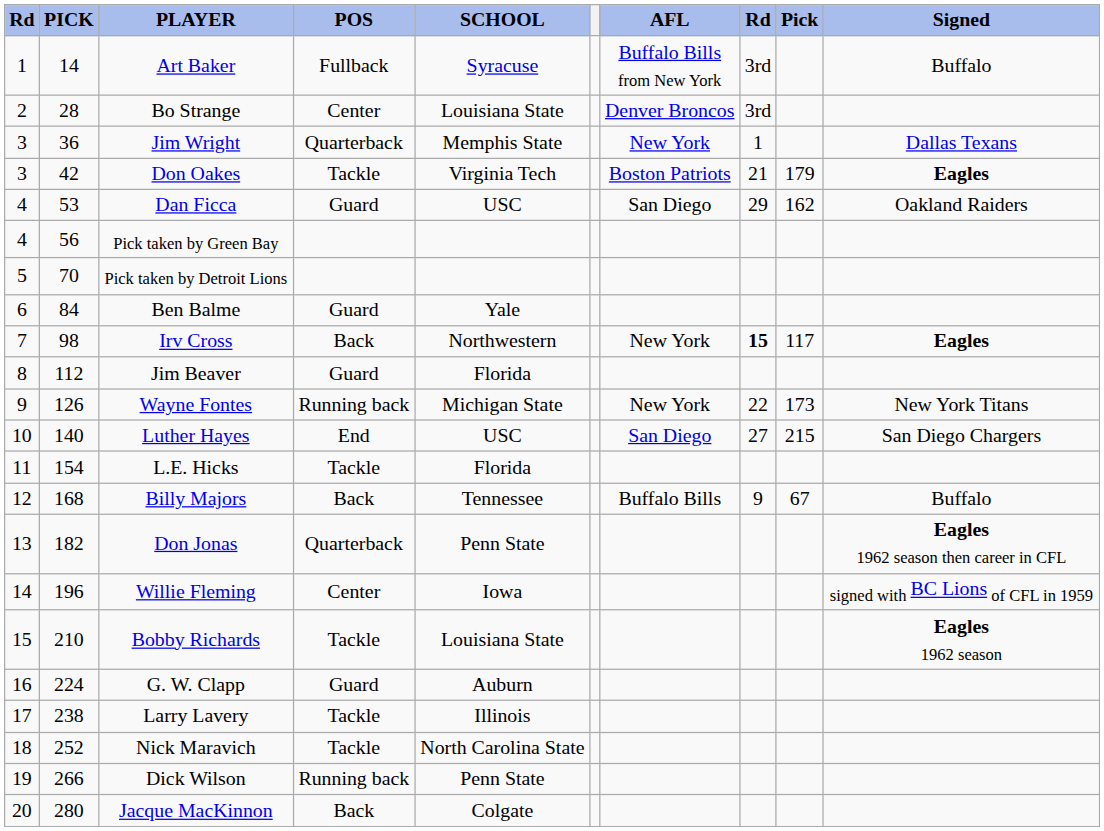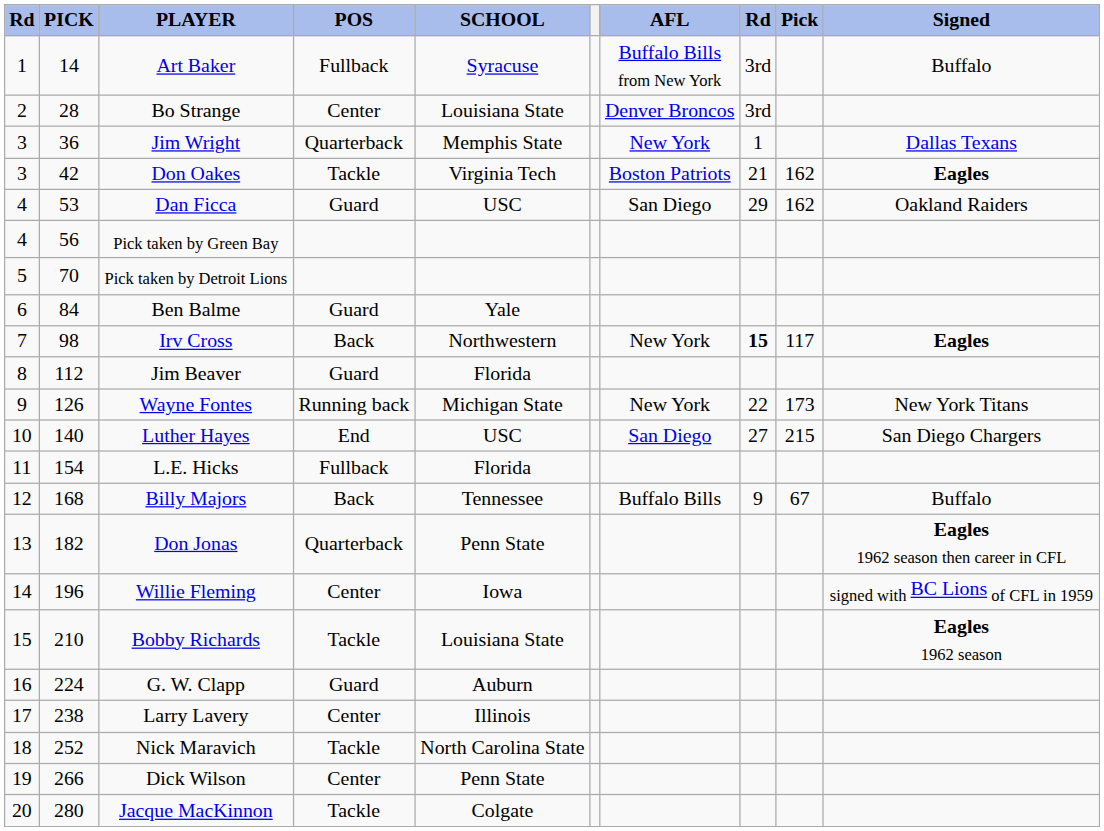(800, 173) 179 -> (800, 173) 162
(354, 467) Tackle -> (354, 467) Fullback
(354, 716) Tackle -> (354, 716) Center
(354, 779) Running back -> (354, 779) Center
(354, 810) Back -> (354, 810) Tackle
